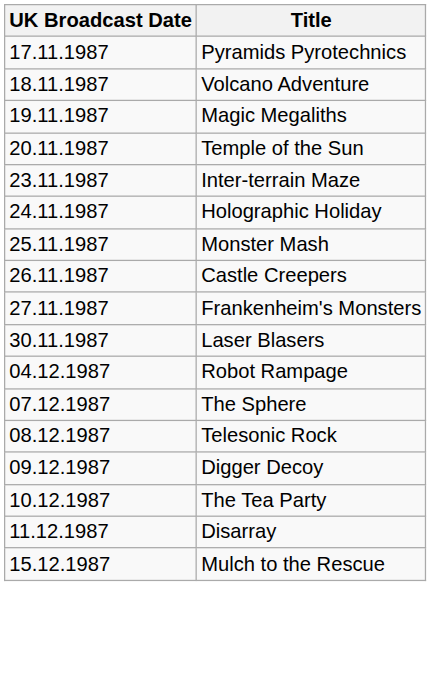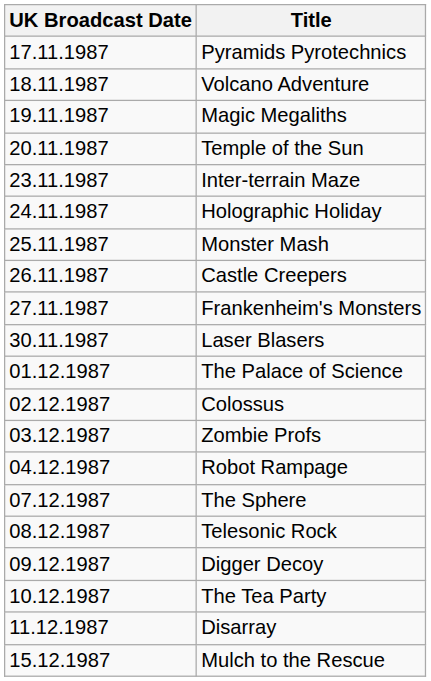+ row: (302, 372)
+ row: (243, 404)
+ row: (261, 436)
